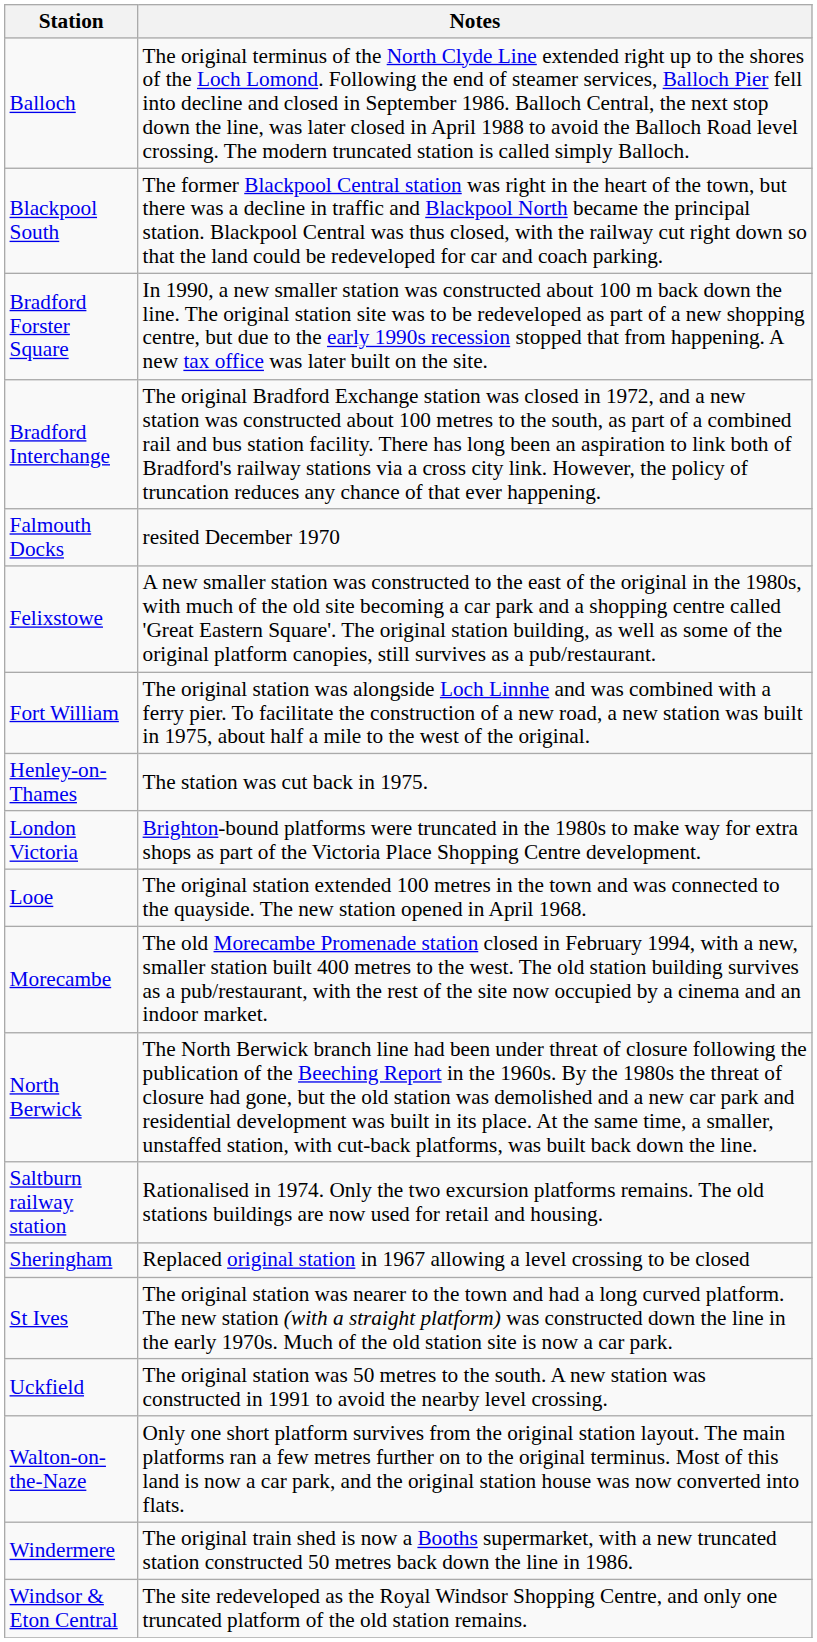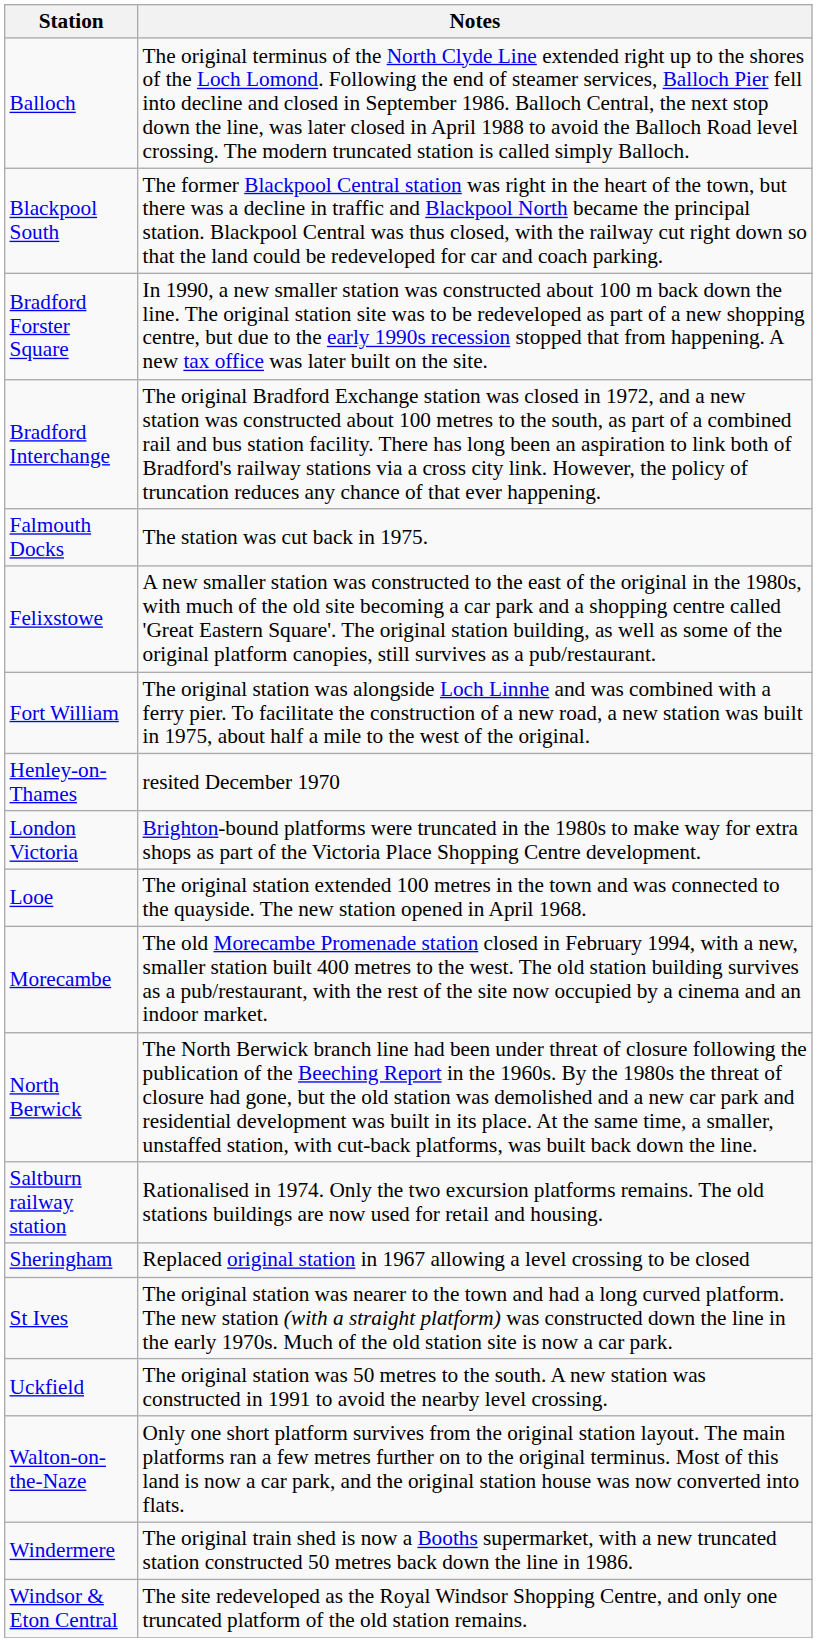(241, 537) resited December 1970 -> (285, 537) The station was cut back in 1975.
(285, 782) The station was cut back in 1975. -> (241, 782) resited December 1970
